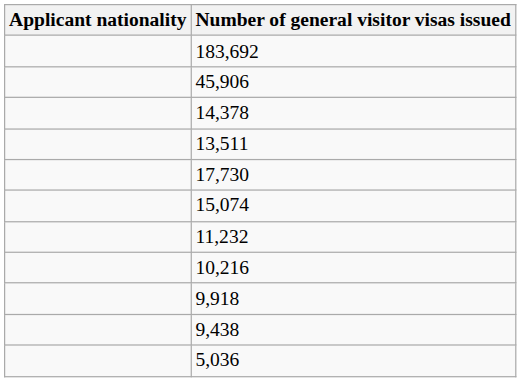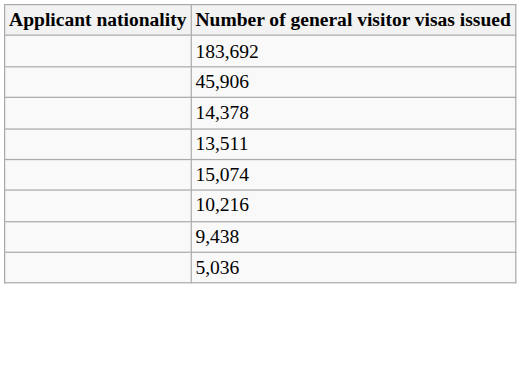- row: (222, 174)
- row: (222, 236)
- row: (217, 298)
